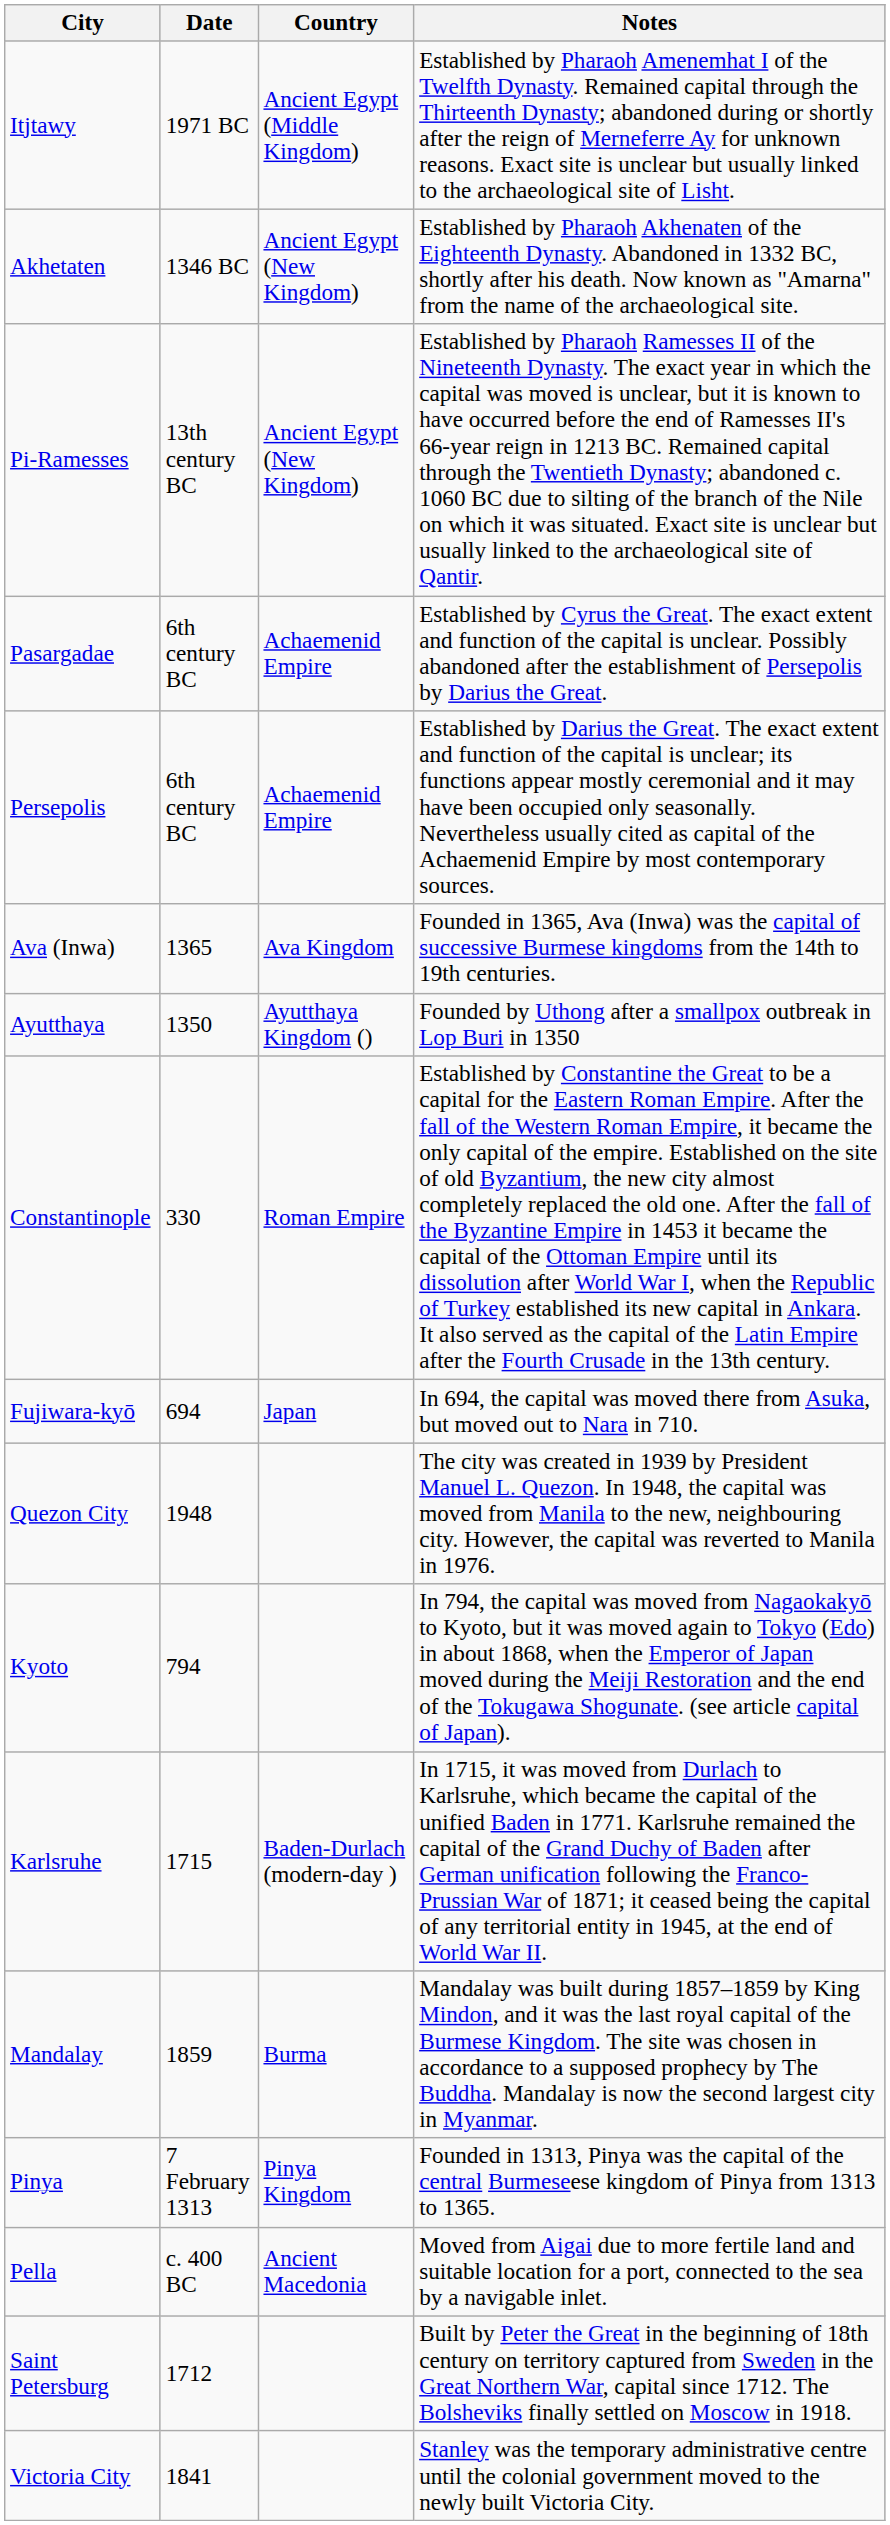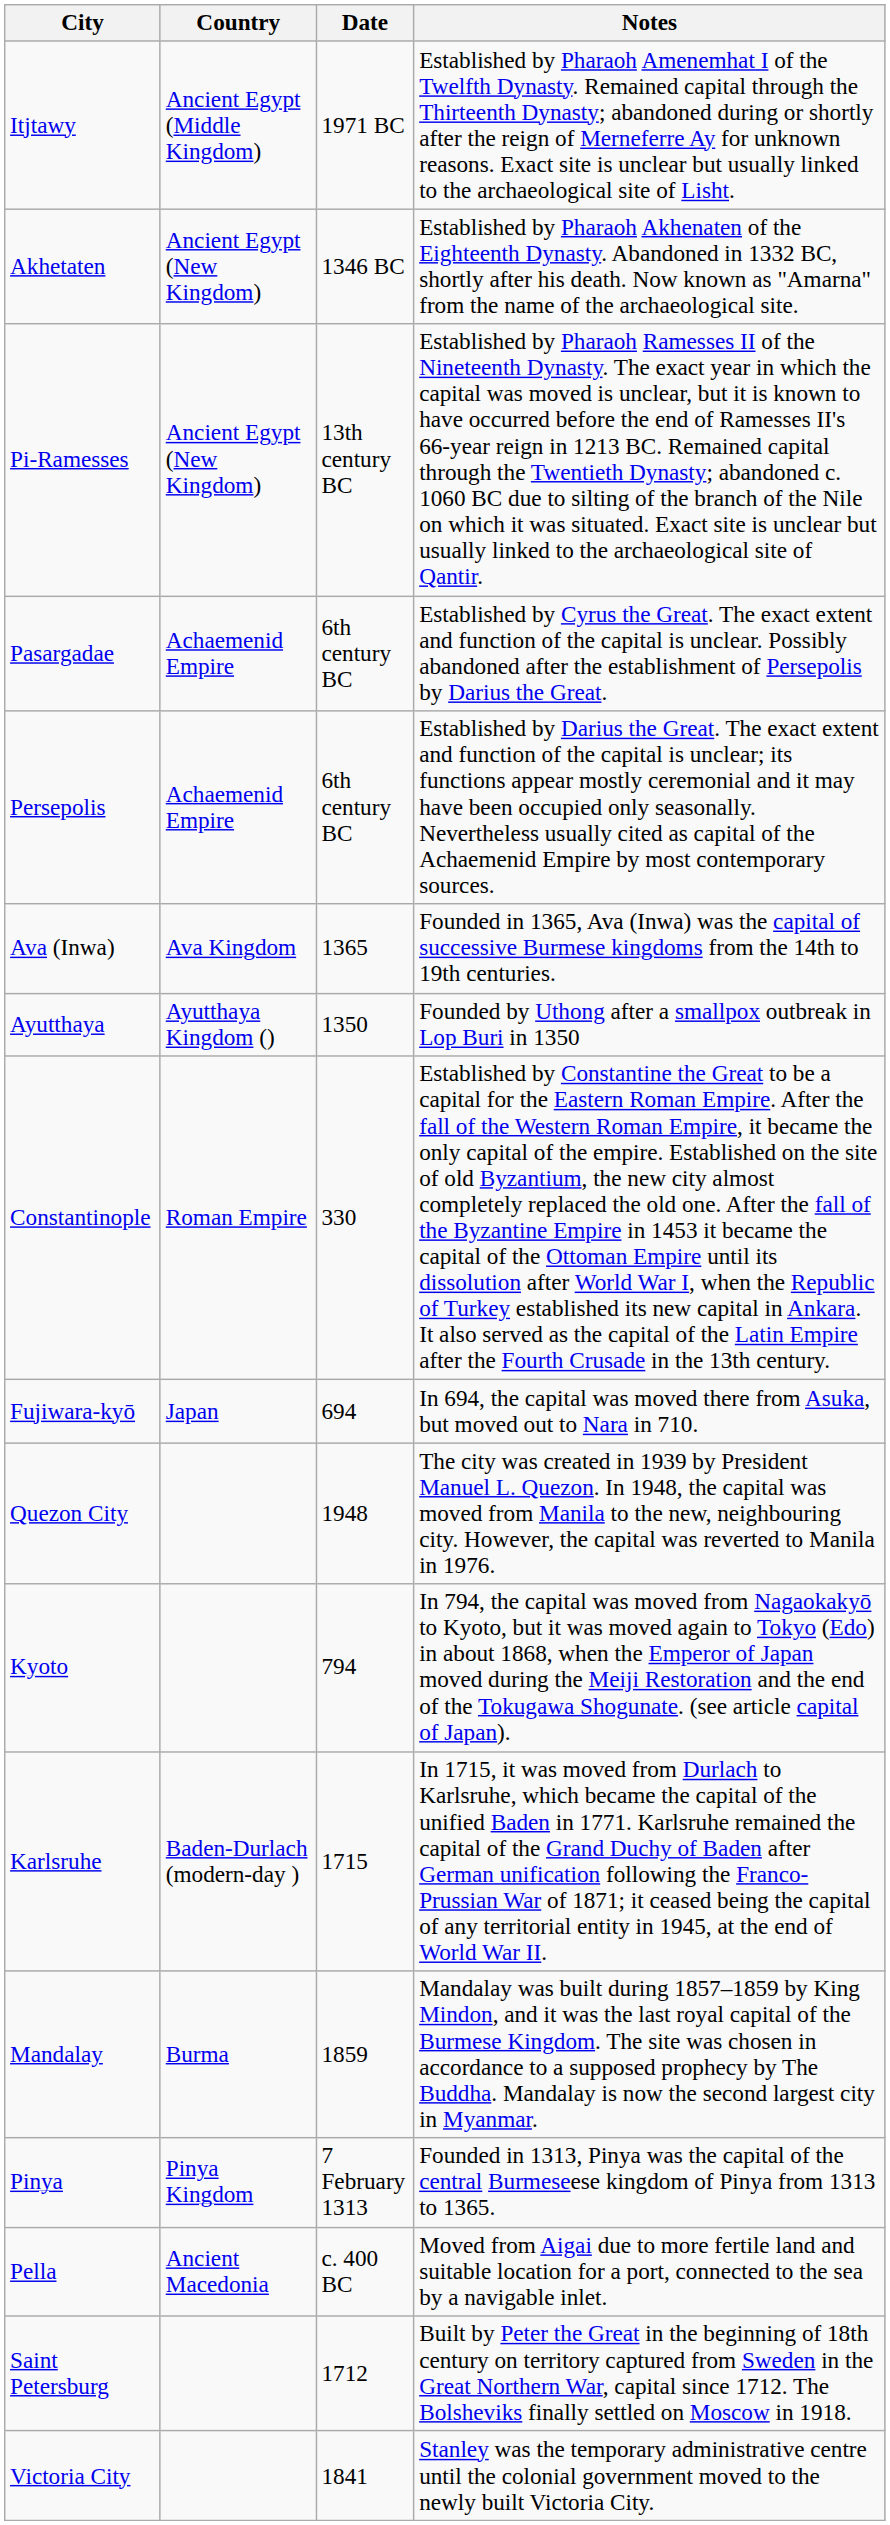columns swapped: (336, 22) <-> (209, 22)
